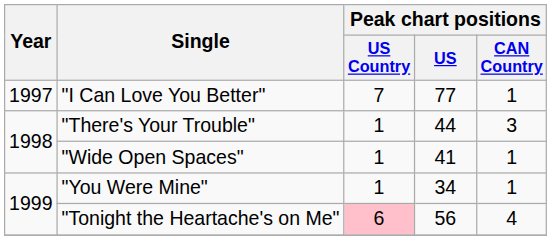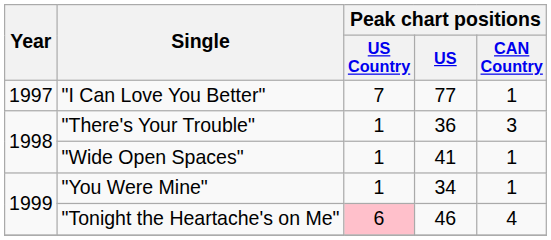(445, 126) 44 -> (445, 126) 36
(445, 219) 56 -> (445, 219) 46
